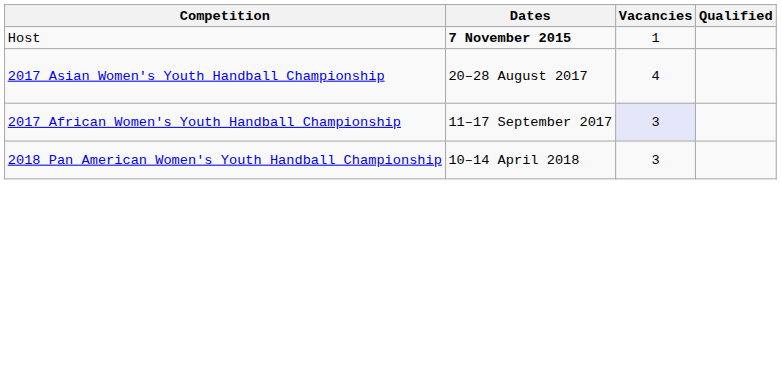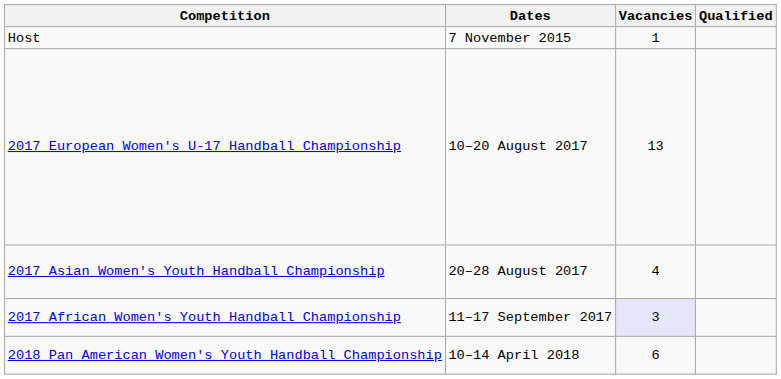(510, 38) bold -> (510, 38) normal
+ row: (204, 147)
(656, 160) 3 -> (656, 355) 6
